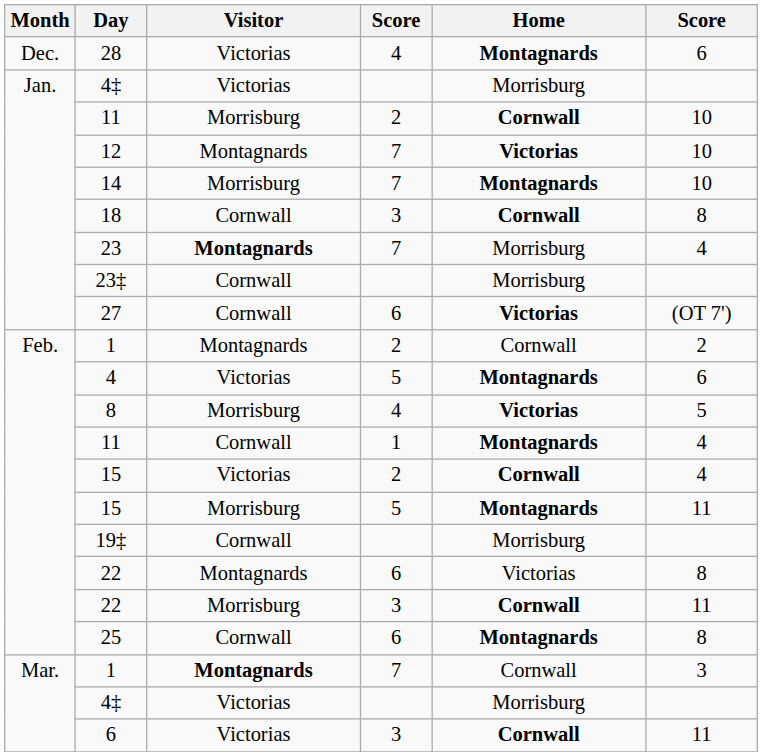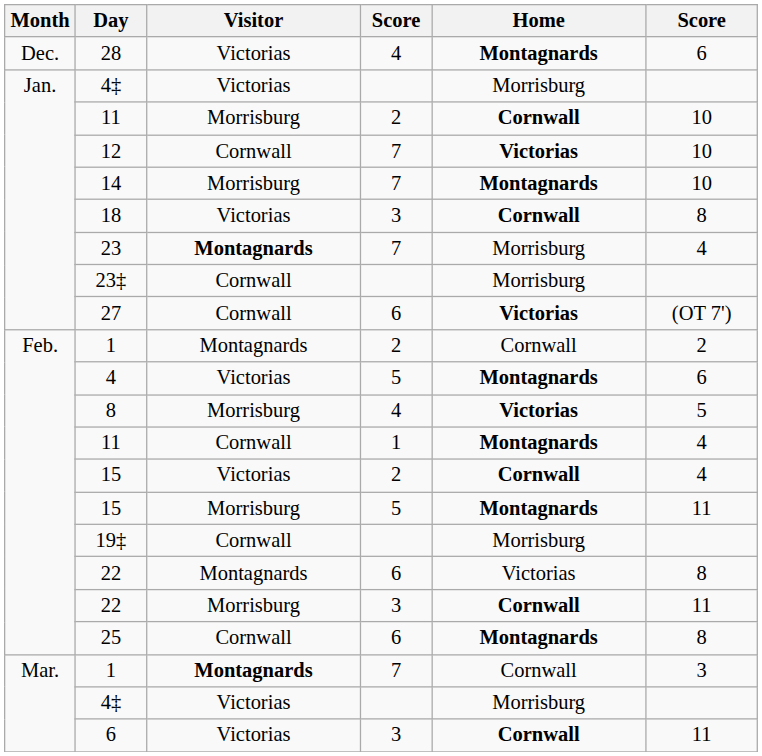(254, 150) Montagnards -> (254, 150) Cornwall
(254, 215) Cornwall -> (254, 215) Victorias
